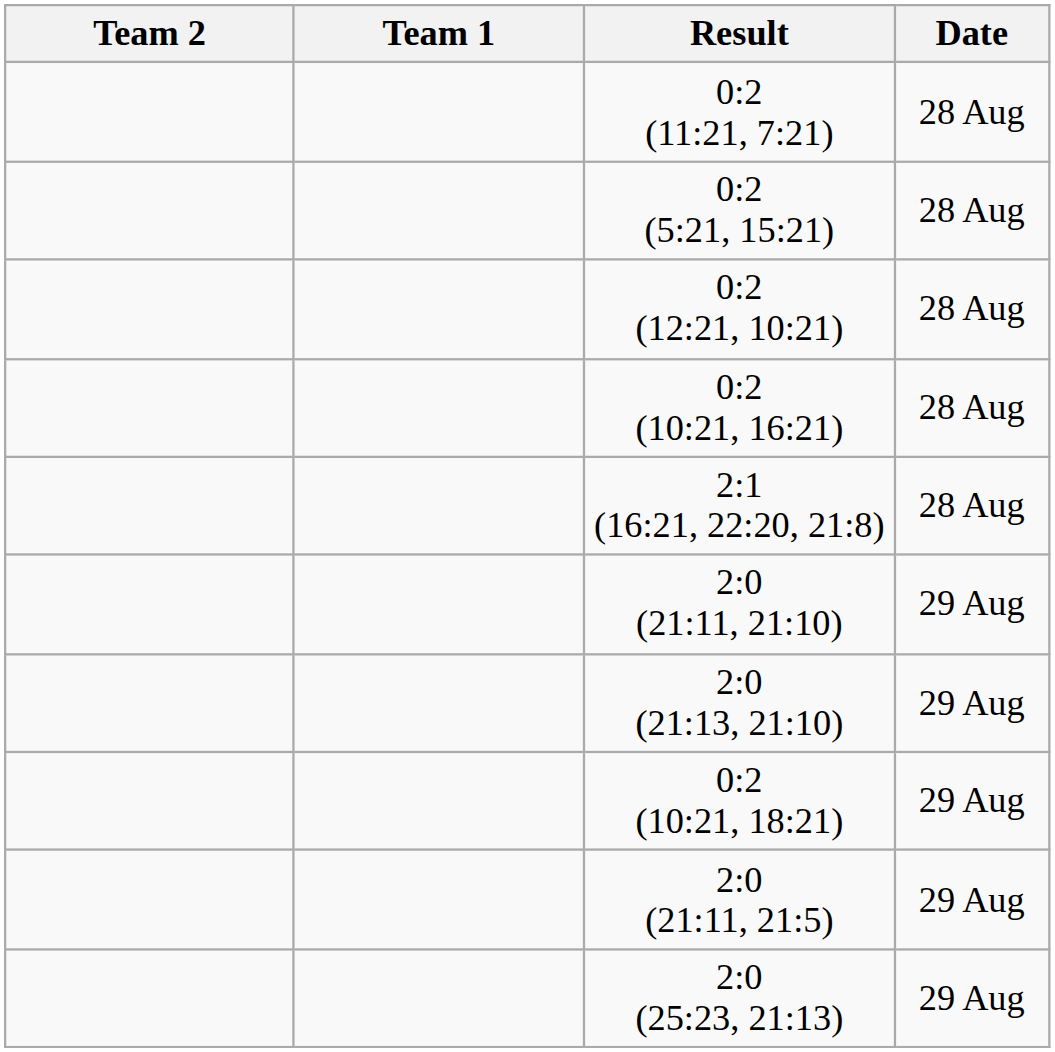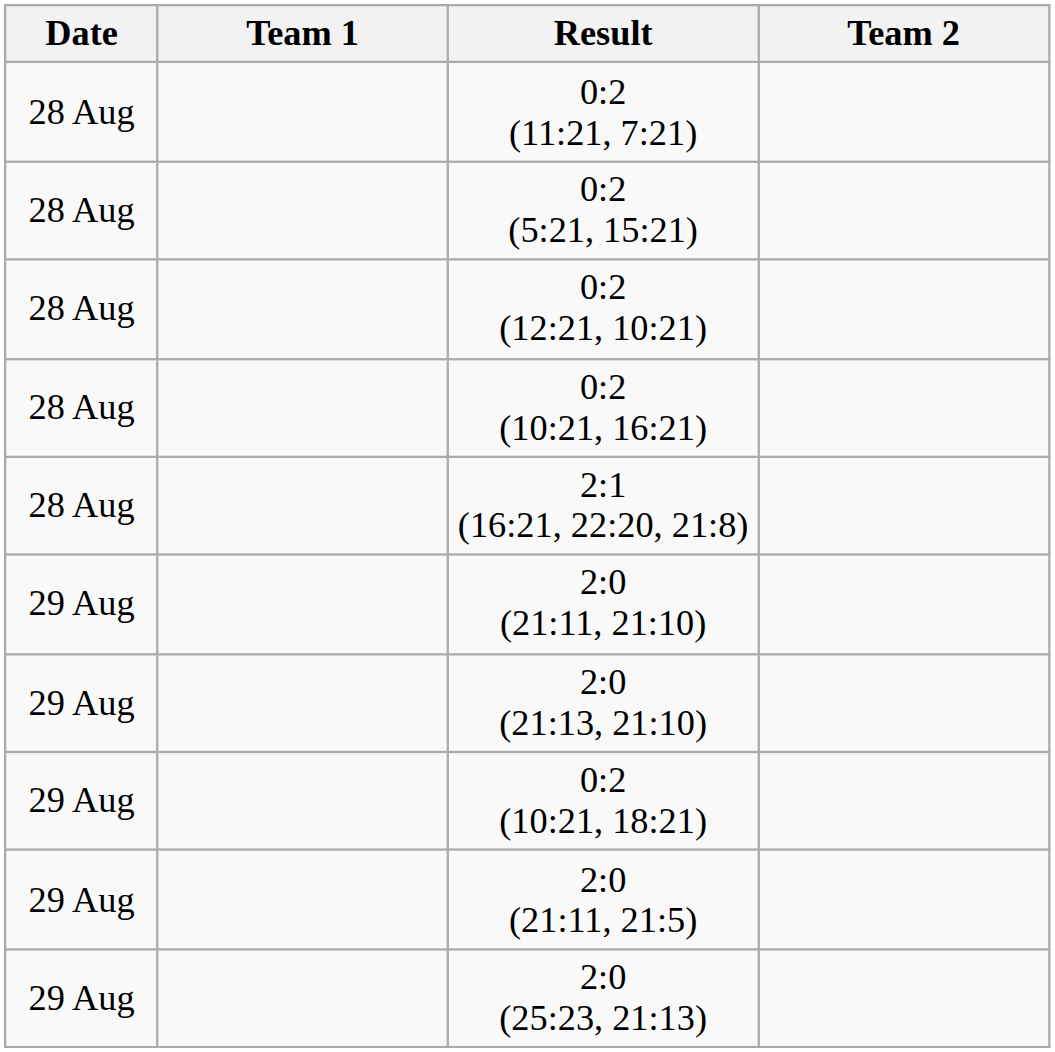columns swapped: (972, 33) <-> (150, 33)
